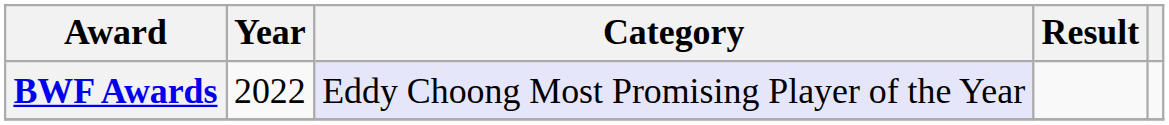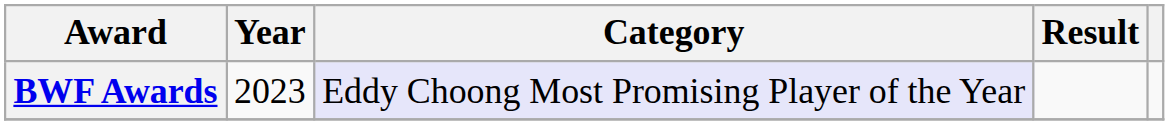(270, 89) 2022 -> (270, 89) 2023
